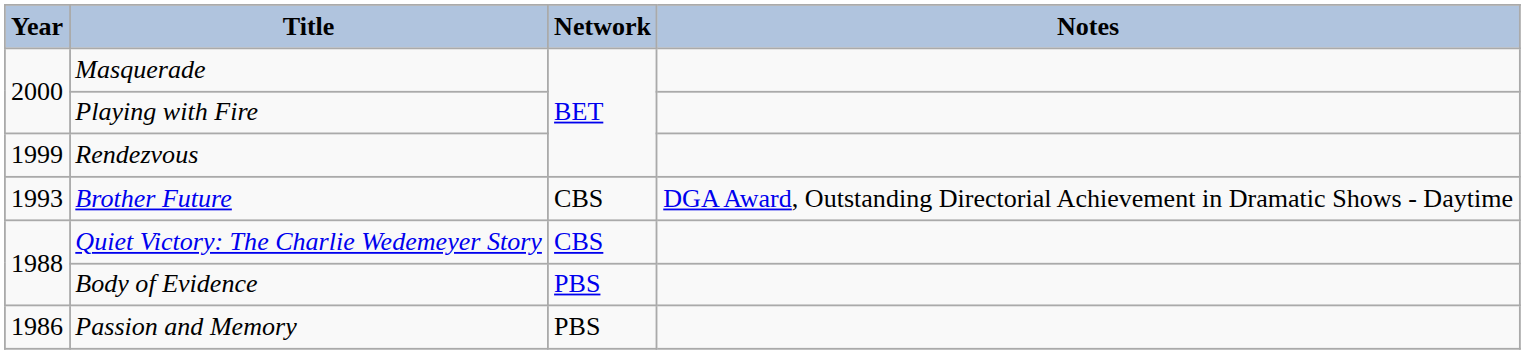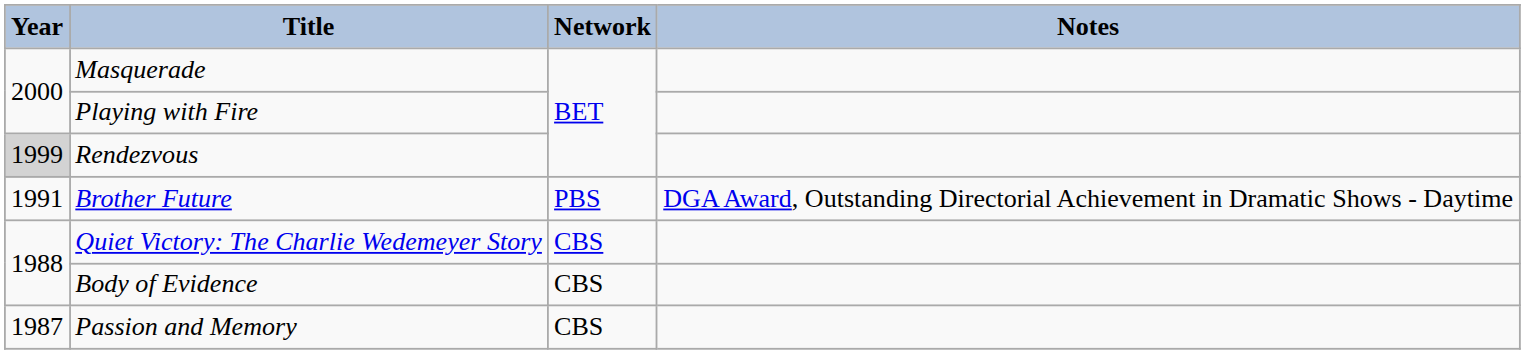(37, 155) no background -> (37, 155) lightgrey background
(37, 198) 1993 -> (37, 198) 1991
(579, 198) CBS -> (577, 198) PBS
(577, 284) PBS -> (579, 284) CBS
(37, 327) 1986 -> (37, 327) 1987
(577, 327) PBS -> (579, 327) CBS
